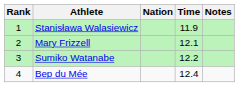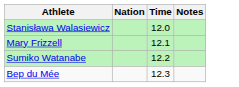- column: (18, 12)
(189, 27) 11.9 -> (160, 27) 12.0
(189, 74) 12.4 -> (160, 74) 12.3
